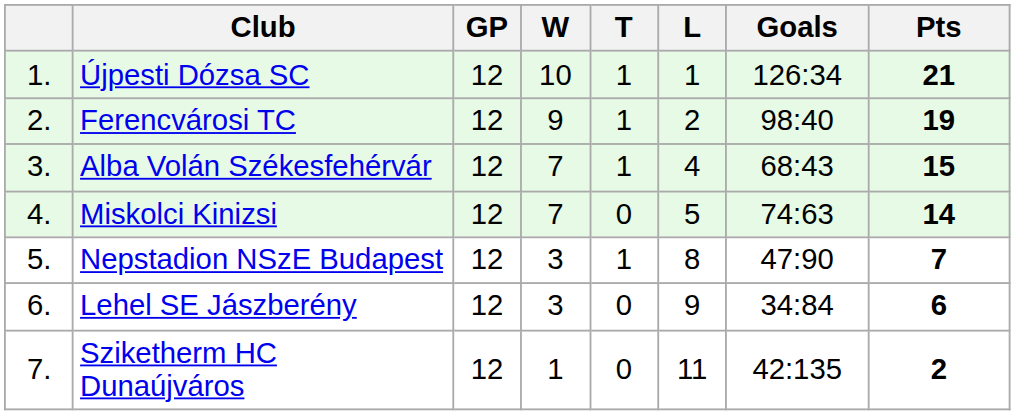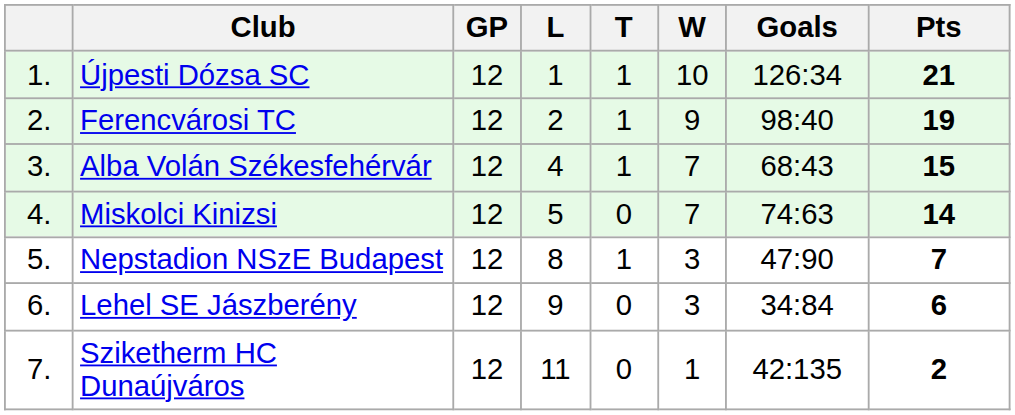columns swapped: (555, 27) <-> (692, 27)
